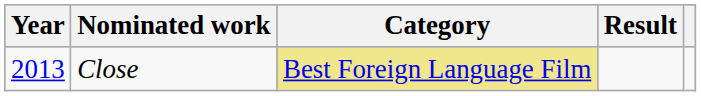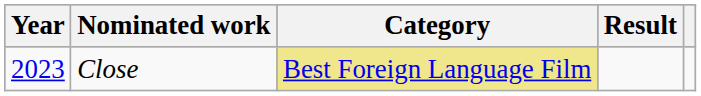(38, 68) 2013 -> (38, 68) 2023
